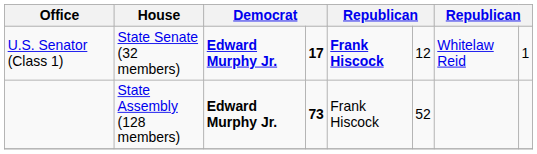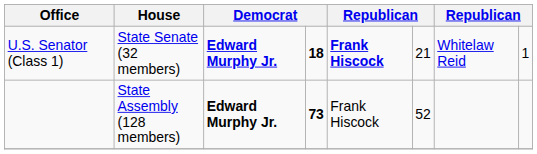(316, 53) 17 -> (316, 53) 18
(423, 53) 12 -> (423, 53) 21
